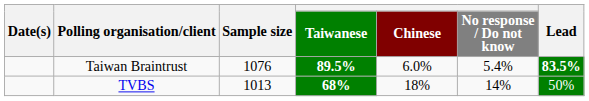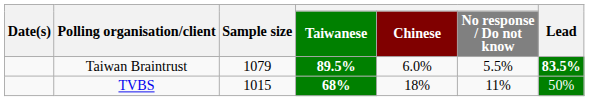(257, 66) 1076 -> (257, 66) 1079
(498, 66) 5.4% -> (498, 66) 5.5%
(257, 86) 1013 -> (257, 86) 1015
(498, 86) 14% -> (498, 86) 11%
